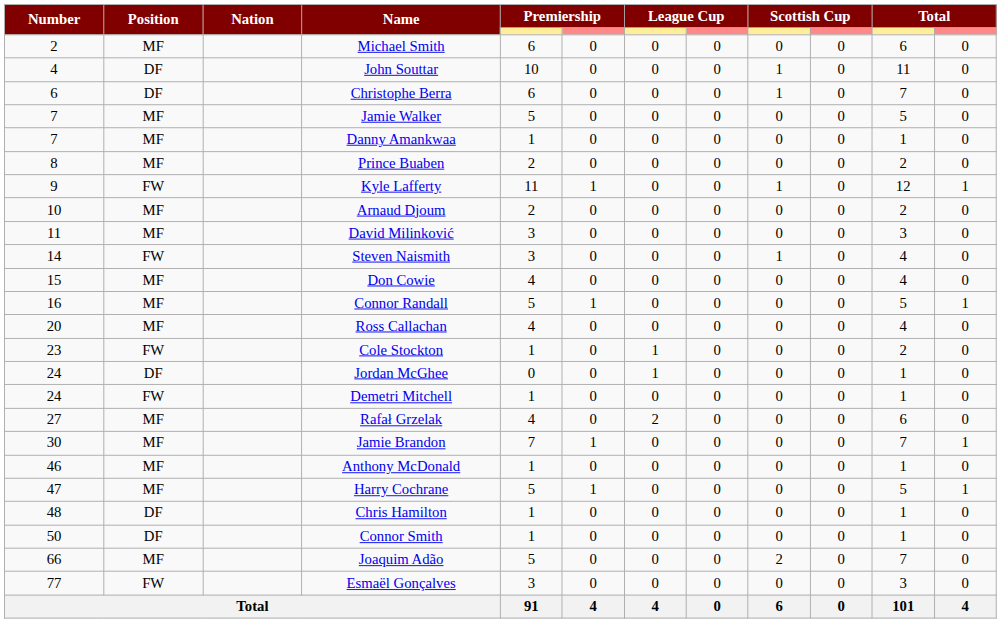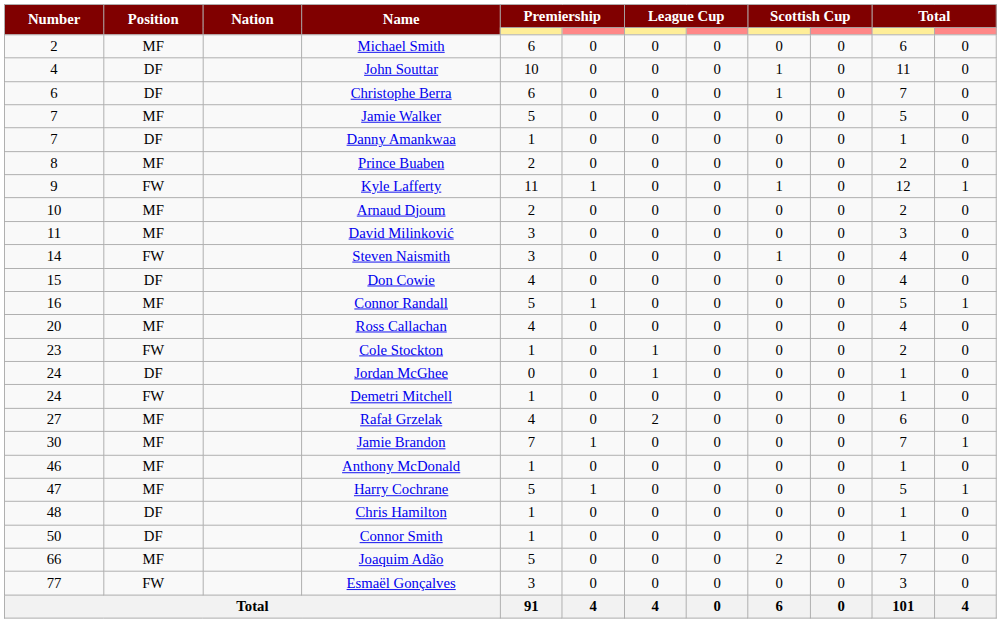(153, 139) MF -> (153, 139) DF
(153, 279) MF -> (153, 279) DF
